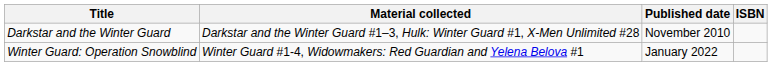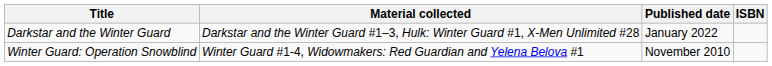(688, 33) November 2010 -> (681, 33) January 2022
(681, 52) January 2022 -> (688, 52) November 2010
